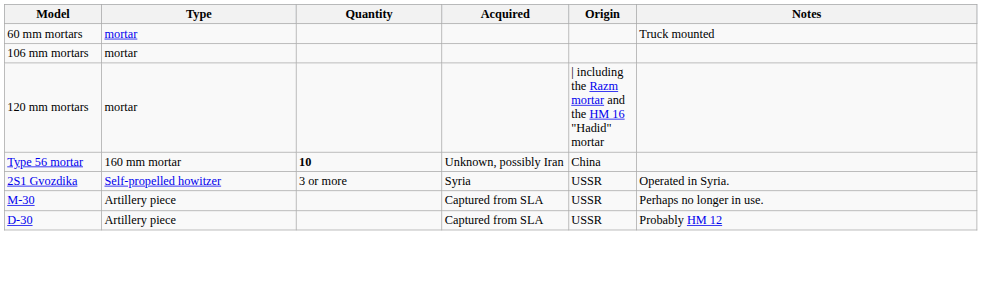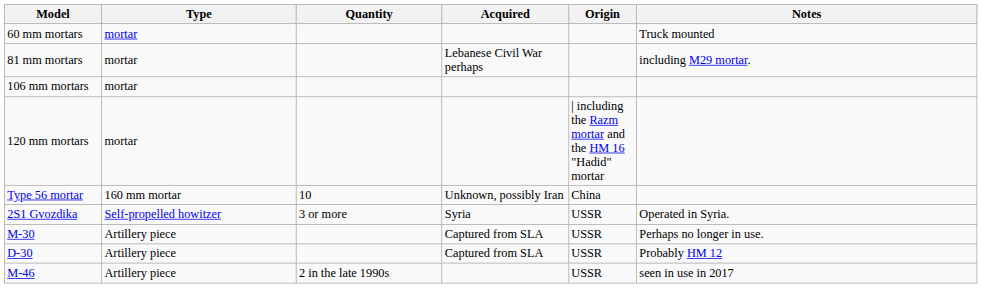+ row: (45, 60)
(305, 161) bold -> (305, 195) normal
+ row: (21, 273)
